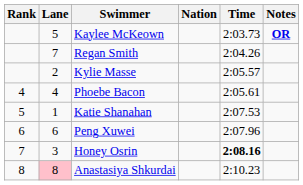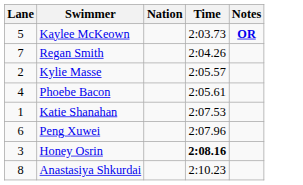- column: (22, 14)
(55, 170) pink background -> (21, 170) no background
